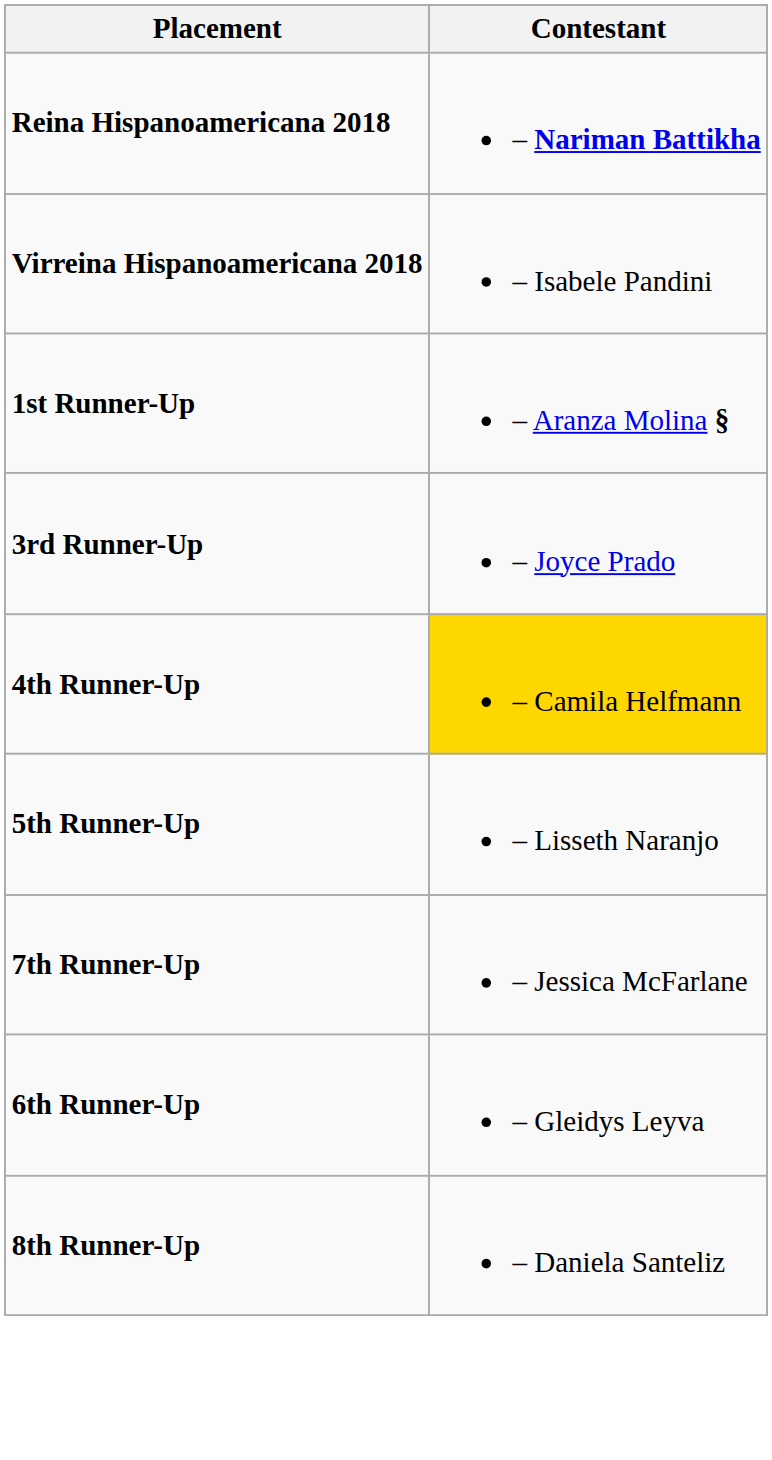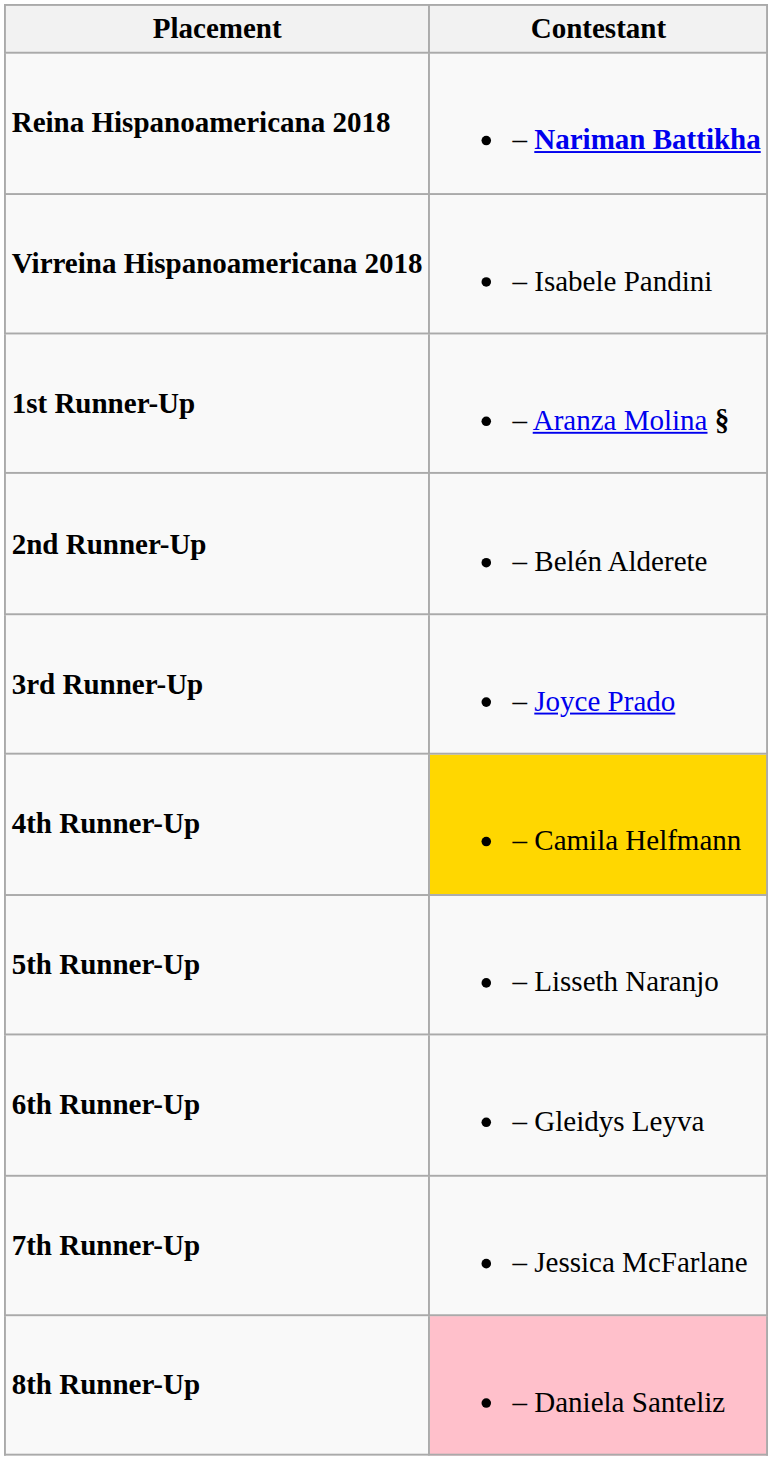+ row: (109, 543)
rows swapped: (106, 1104) <-> (106, 964)
(598, 1262) no background -> (598, 1403) pink background
